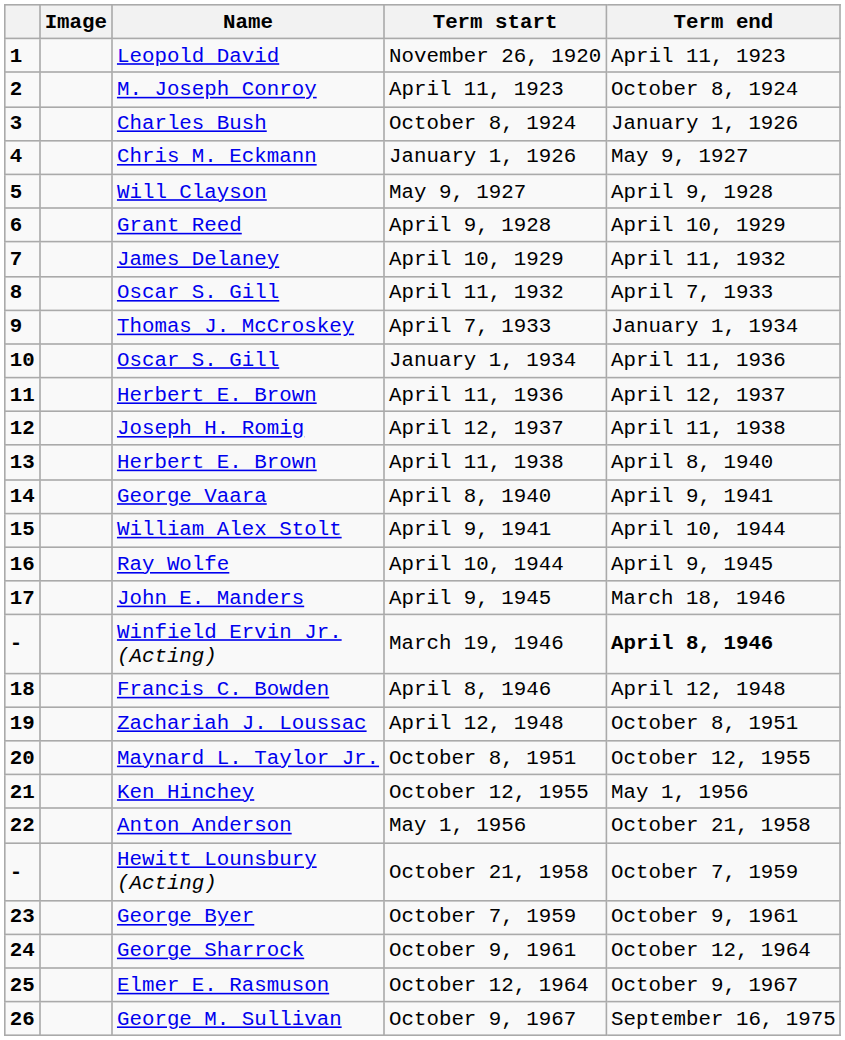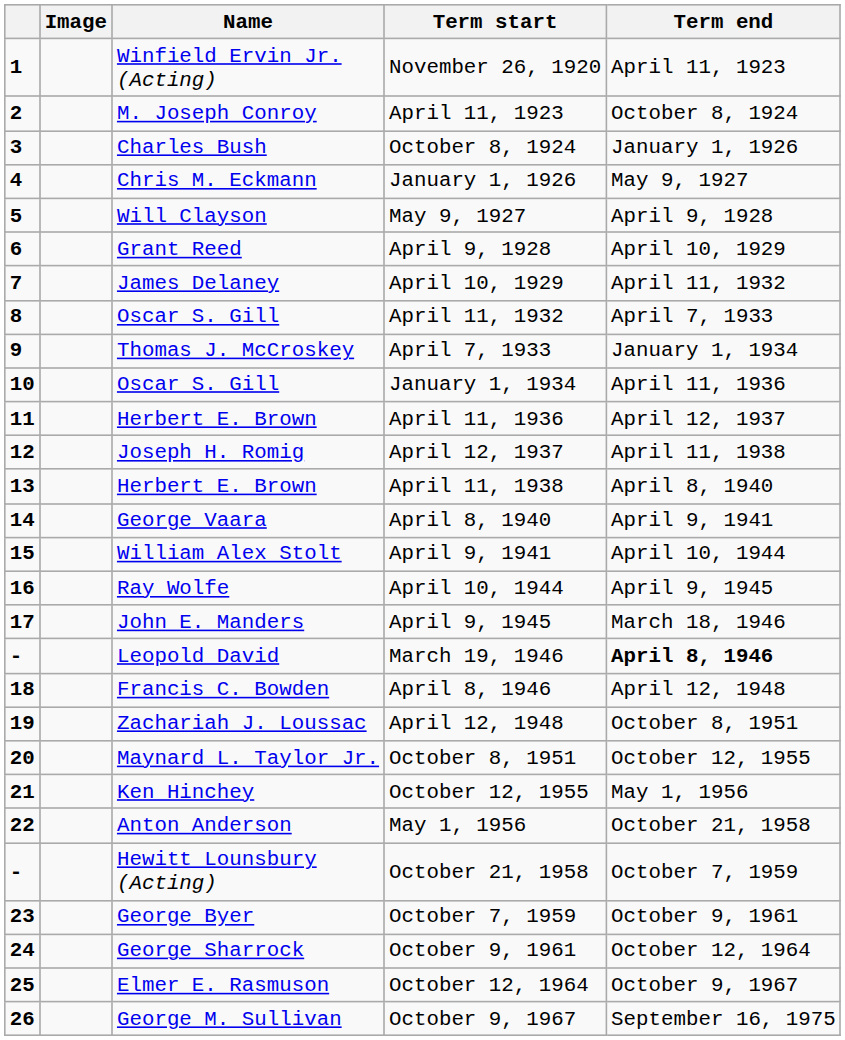(198, 56) Leopold David -> (229, 68) Winfield Ervin Jr. (Acting)
(229, 644) Winfield Ervin Jr. (Acting) -> (198, 656) Leopold David
